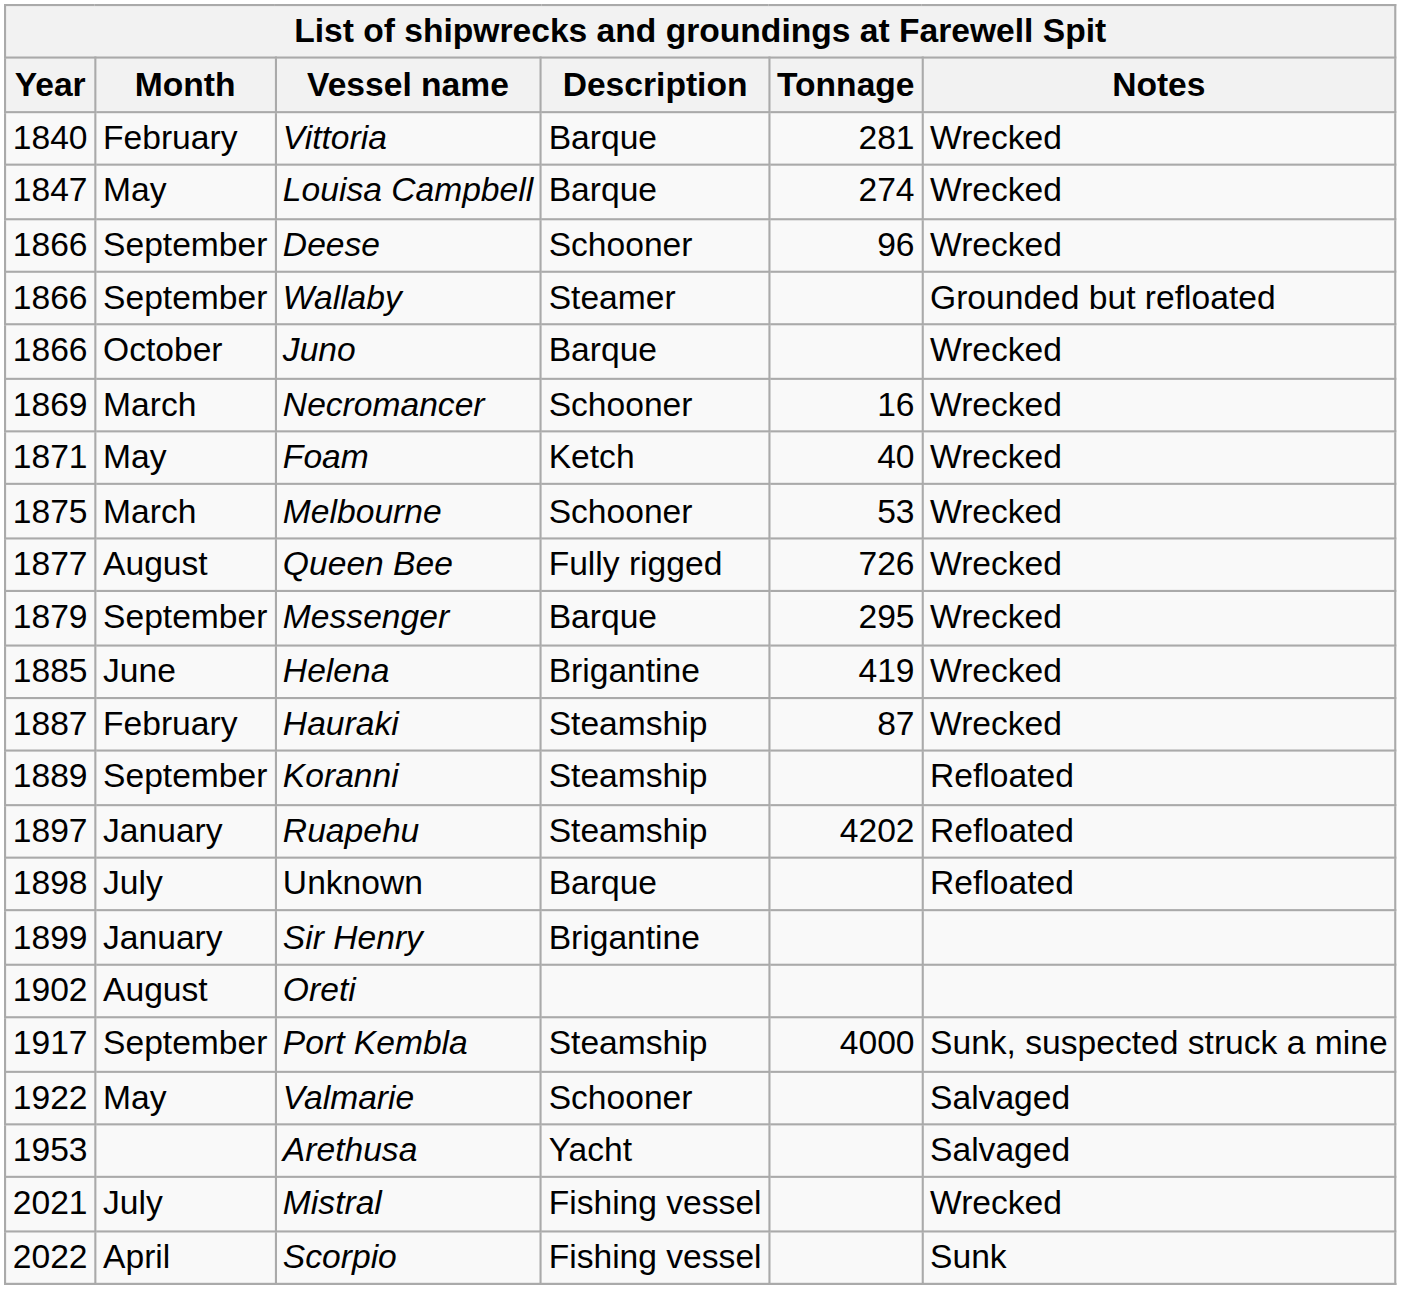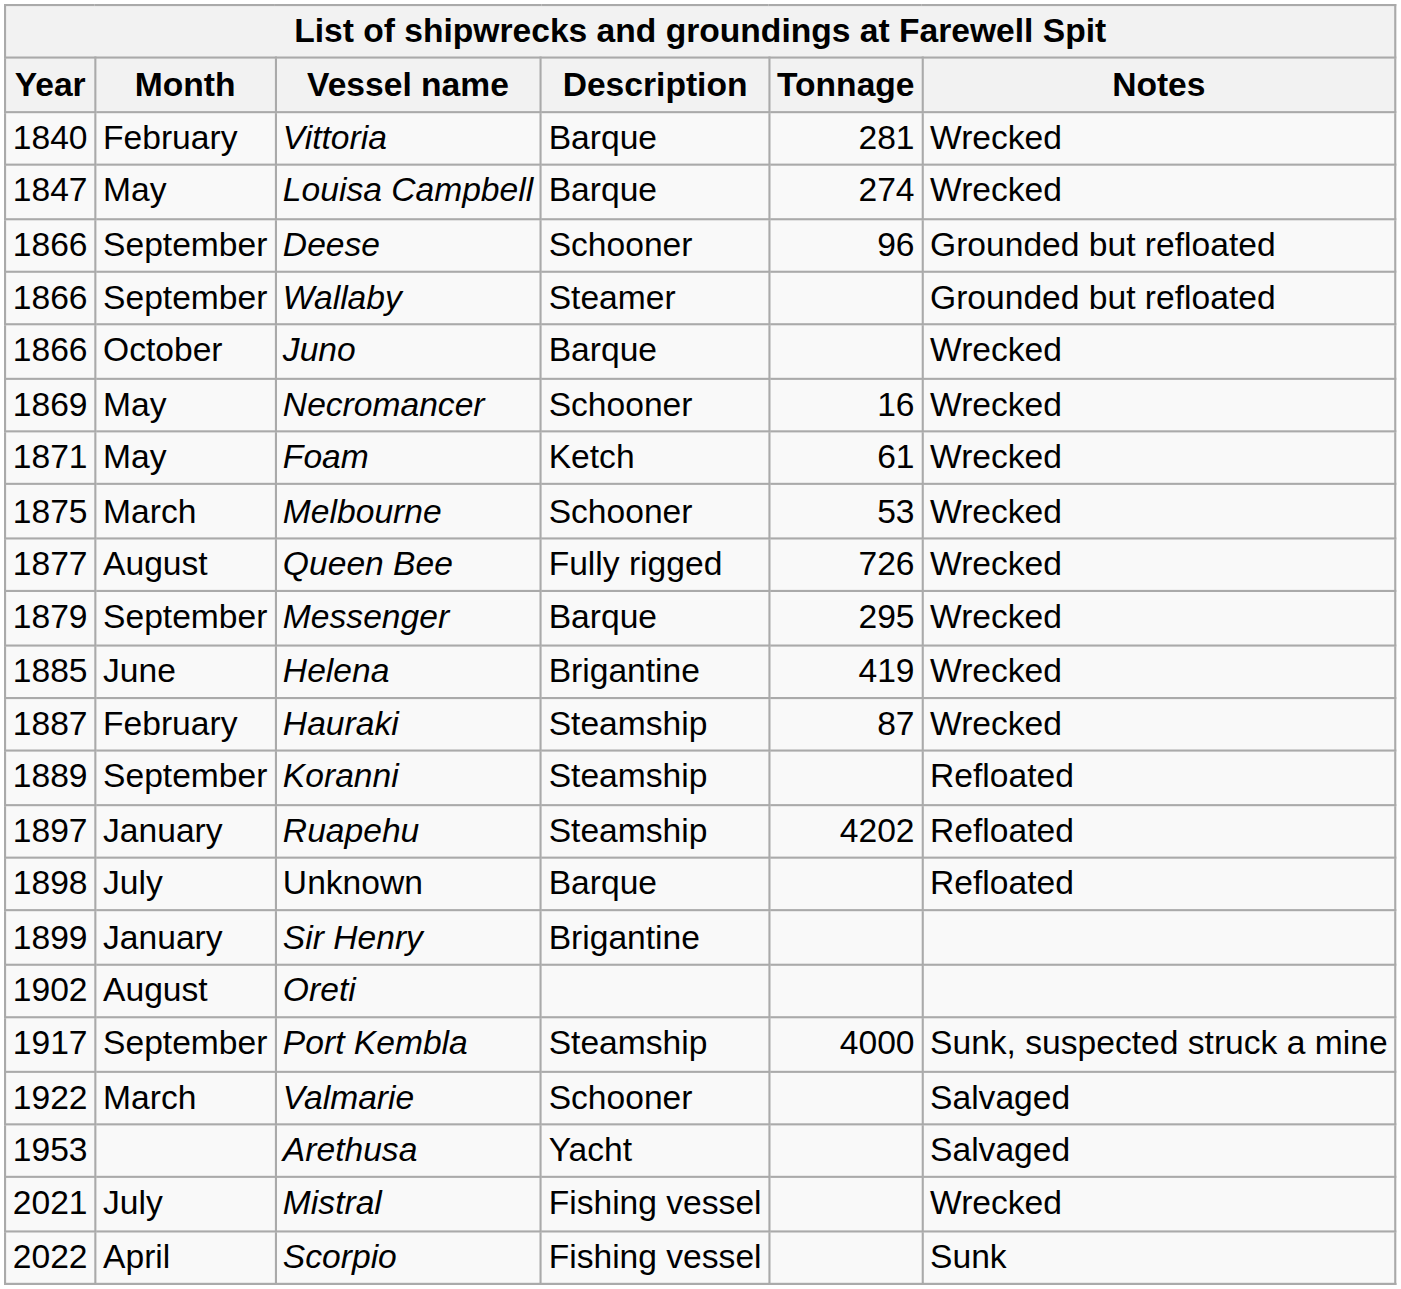(996, 244) Wrecked -> (1103, 244) Grounded but refloated
(150, 404) March -> (135, 404) May
(896, 457) 40 -> (896, 457) 61
(135, 1096) May -> (150, 1096) March
